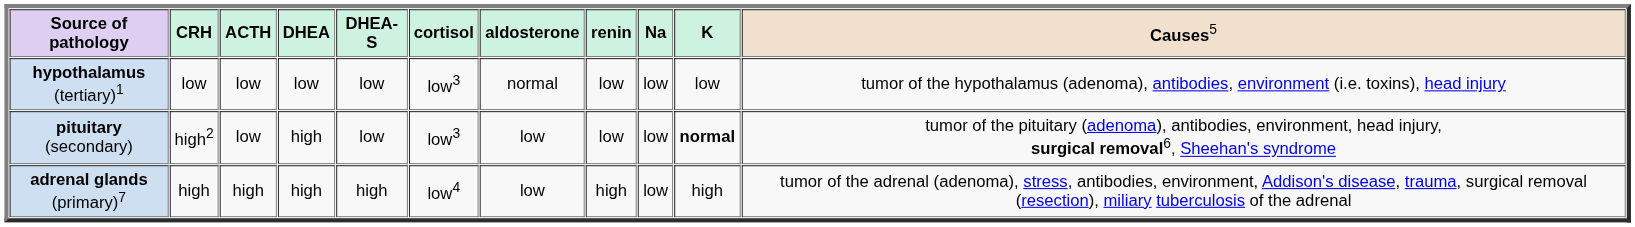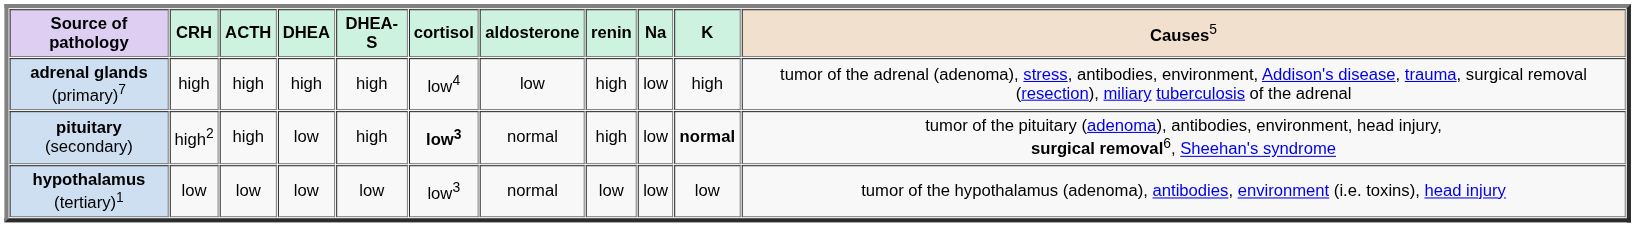rows swapped: (89, 84) <-> (89, 190)
(248, 137) low -> (248, 137) high
(306, 137) high -> (306, 137) low
(372, 137) low -> (372, 137) high
(444, 137) normal -> (444, 137) bold
(532, 137) low -> (532, 137) normal
(611, 137) low -> (611, 137) high
